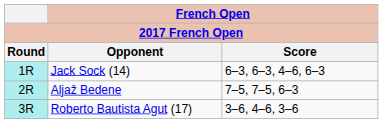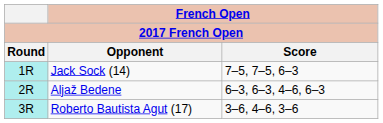(275, 71) 6–3, 6–3, 4–6, 6–3 -> (262, 71) 7–5, 7–5, 6–3
(262, 90) 7–5, 7–5, 6–3 -> (275, 90) 6–3, 6–3, 4–6, 6–3
